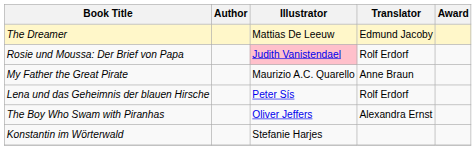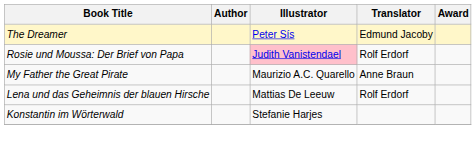(293, 34) Mattias De Leeuw -> (273, 34) Peter Sís
(273, 94) Peter Sís -> (293, 94) Mattias De Leeuw
- row: (86, 114)
